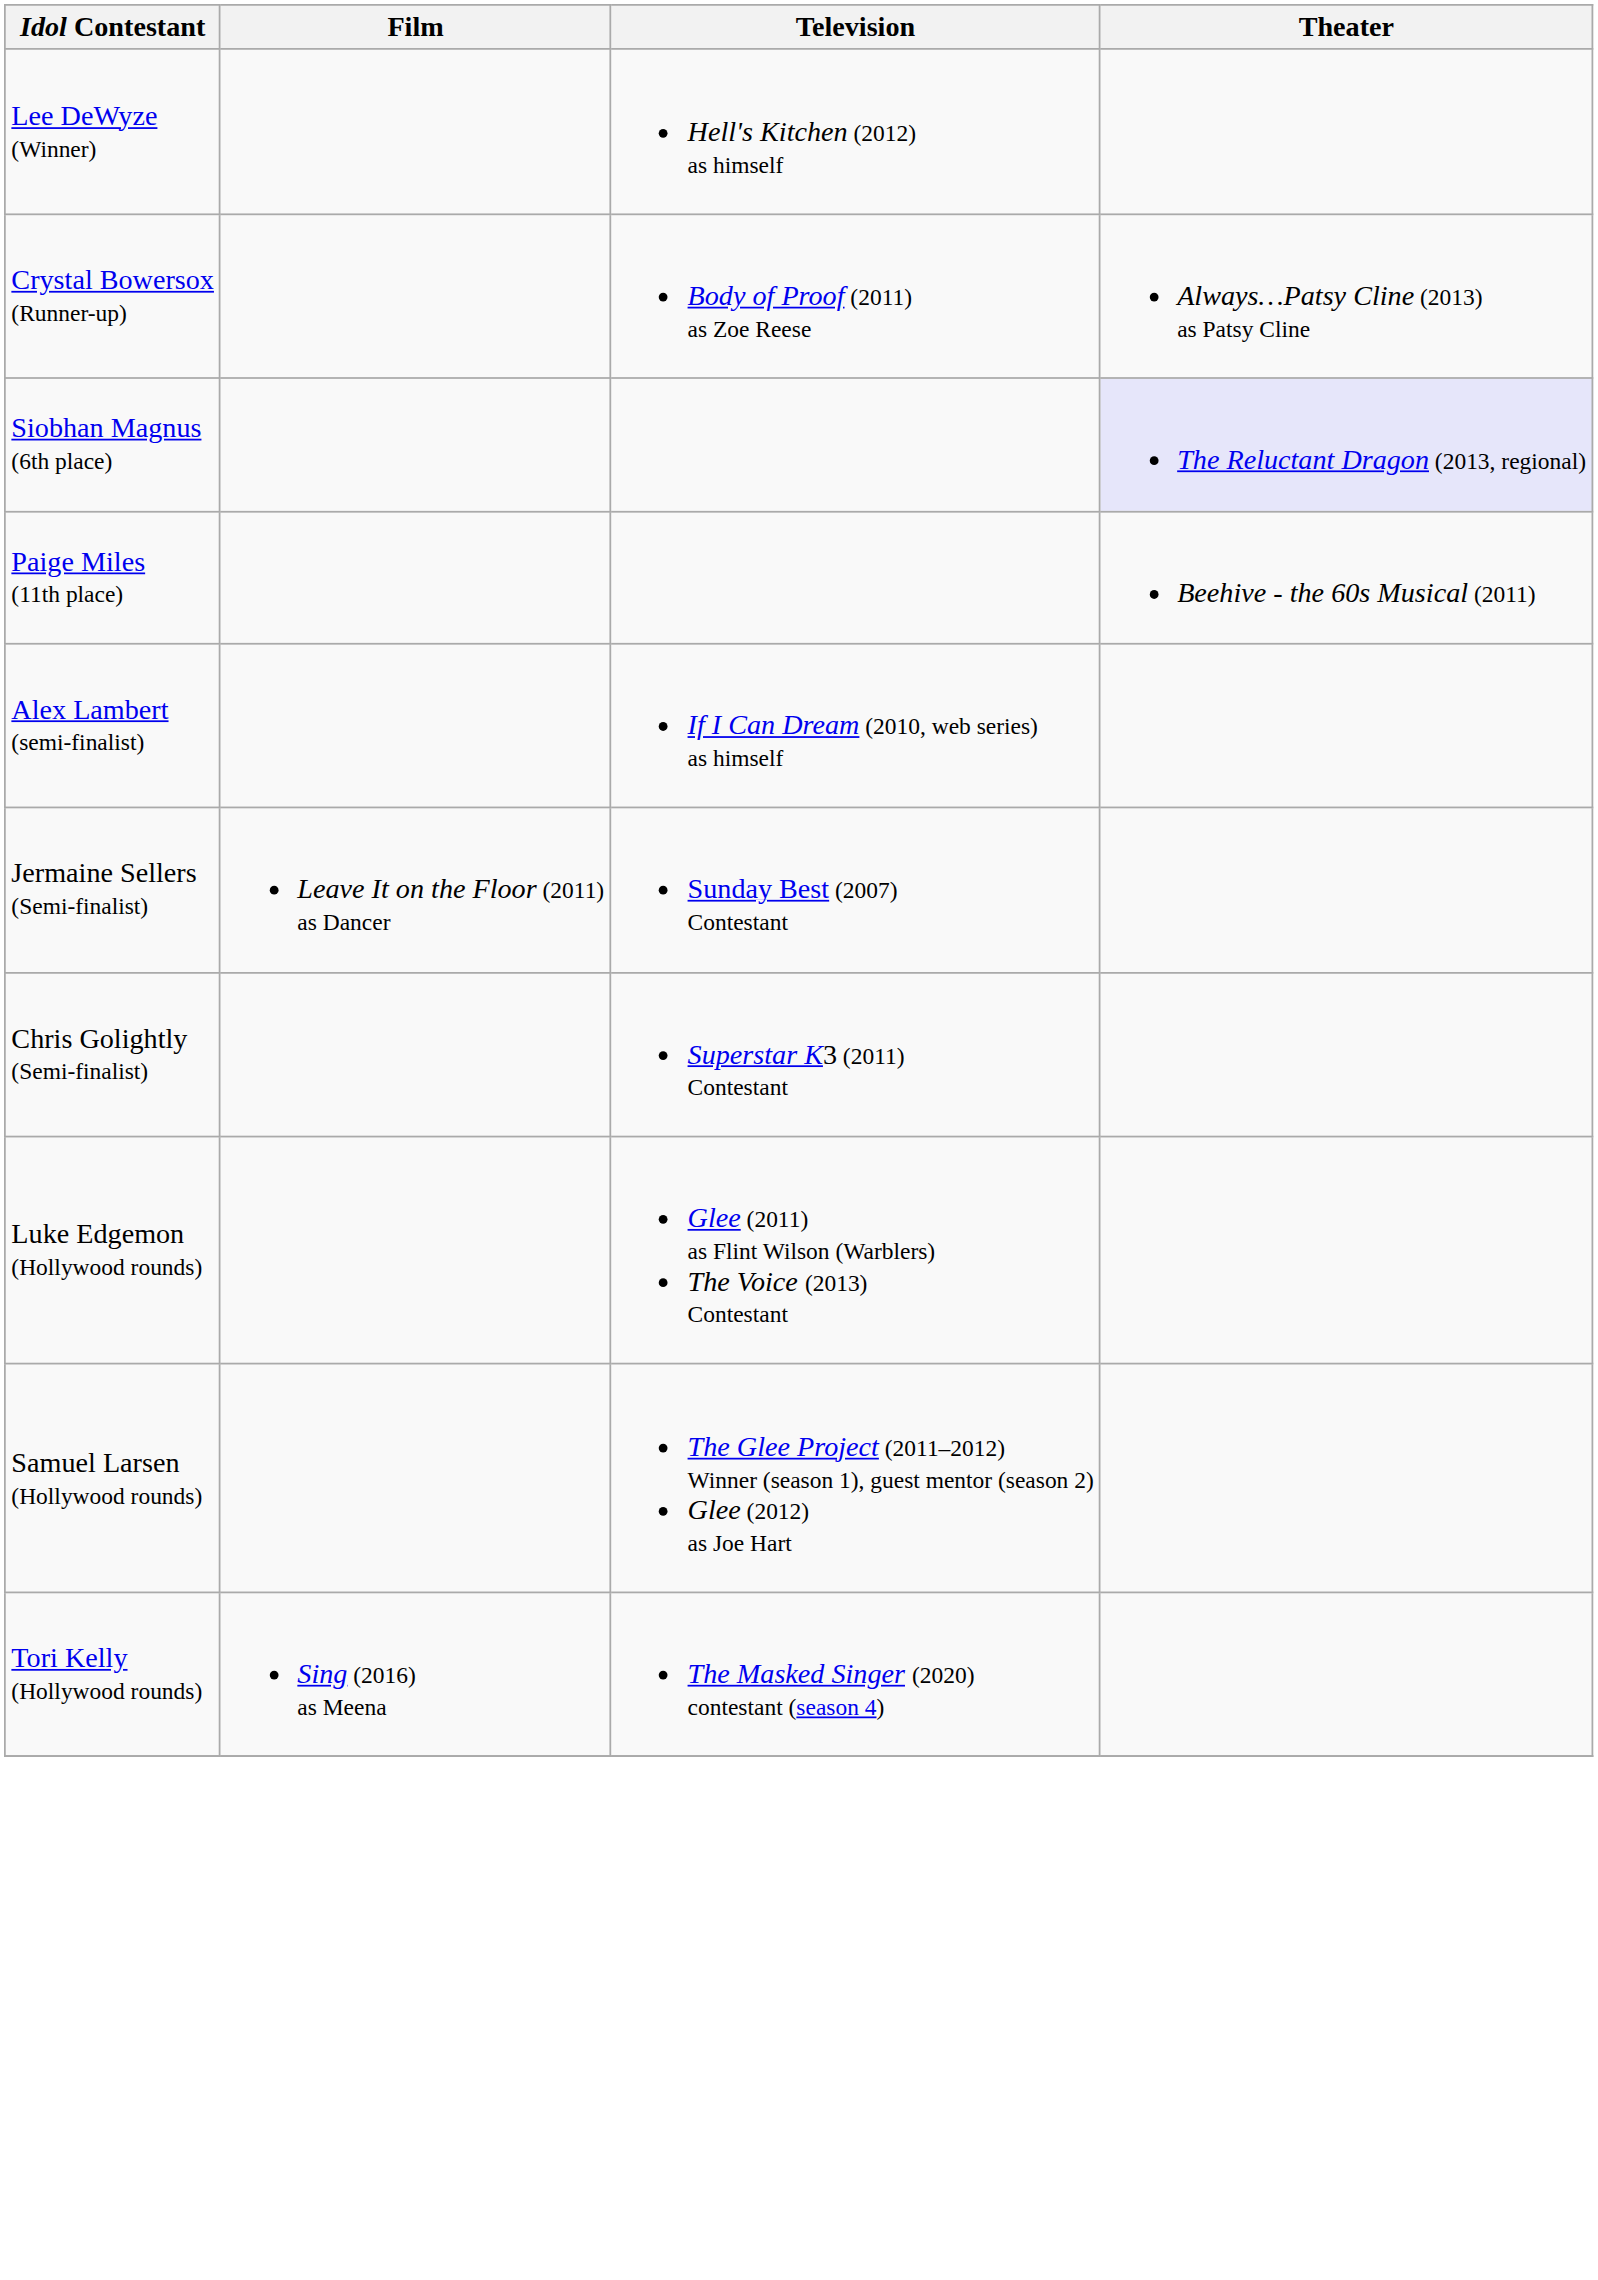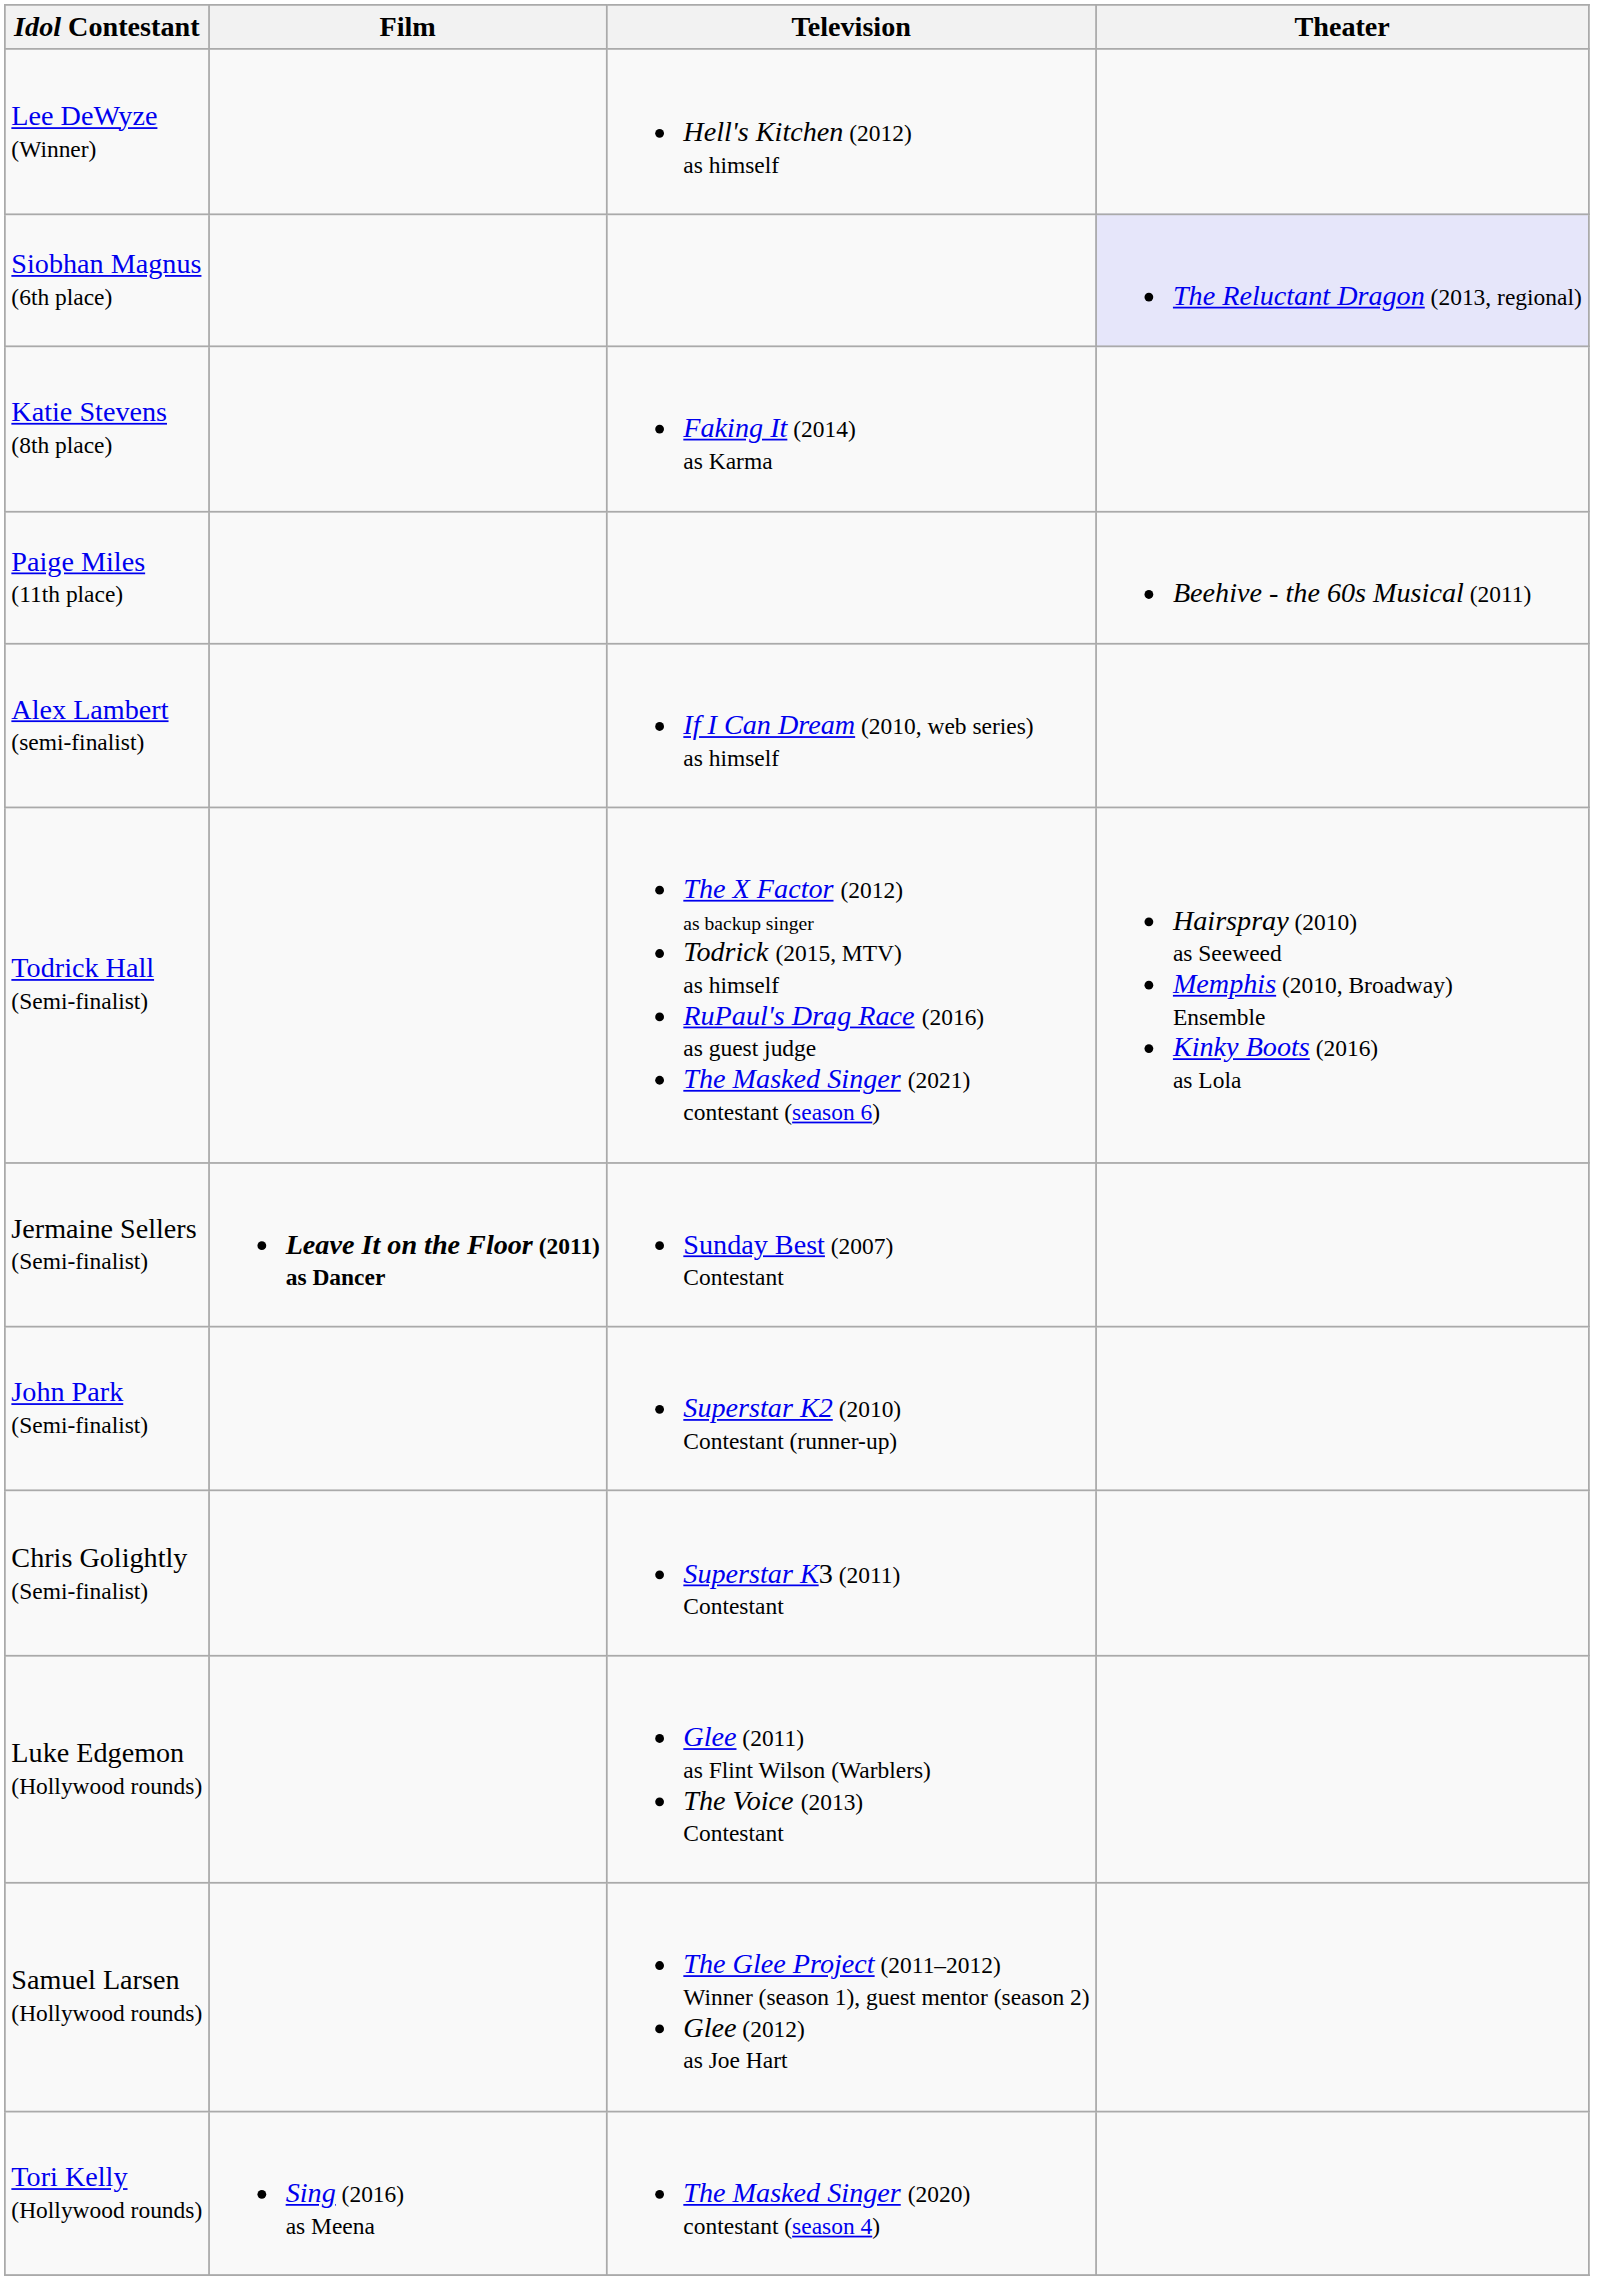- row: (113, 295)
+ row: (89, 428)
+ row: (83, 984)
(416, 906) normal -> (408, 1260) bold
+ row: (80, 1408)
